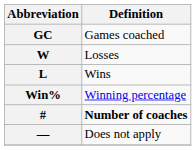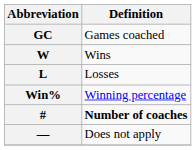(102, 54) Losses -> (98, 54) Wins
(98, 74) Wins -> (102, 74) Losses
